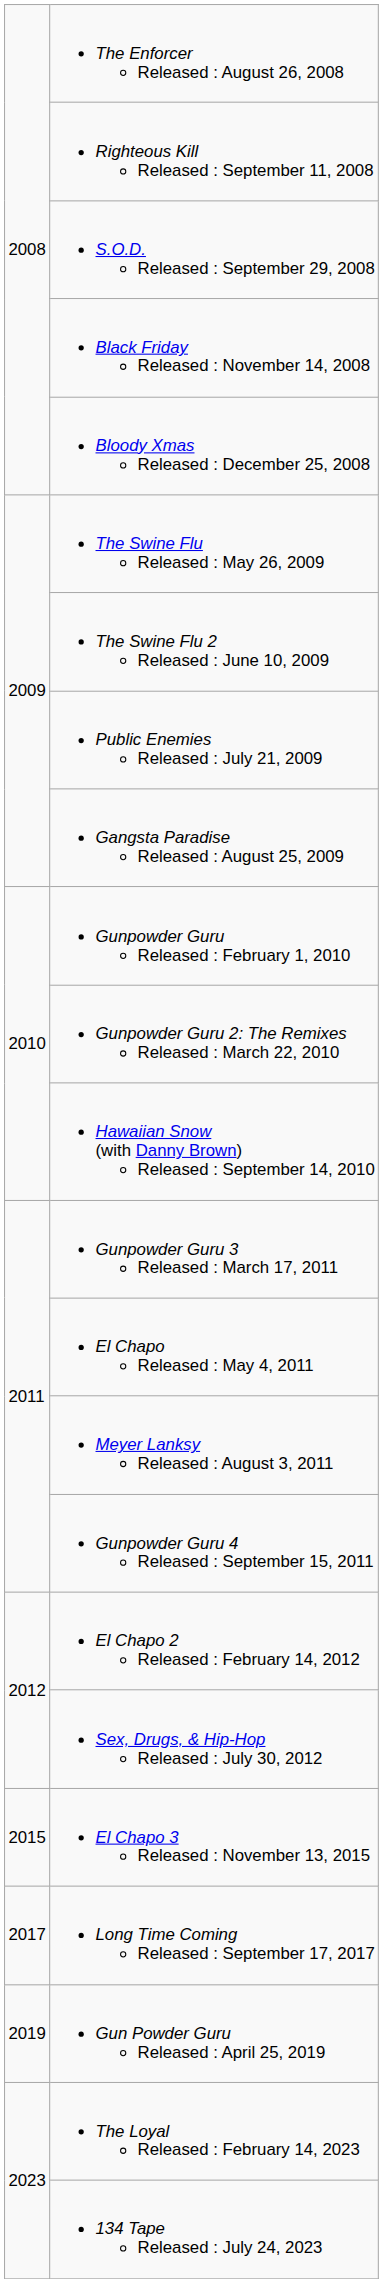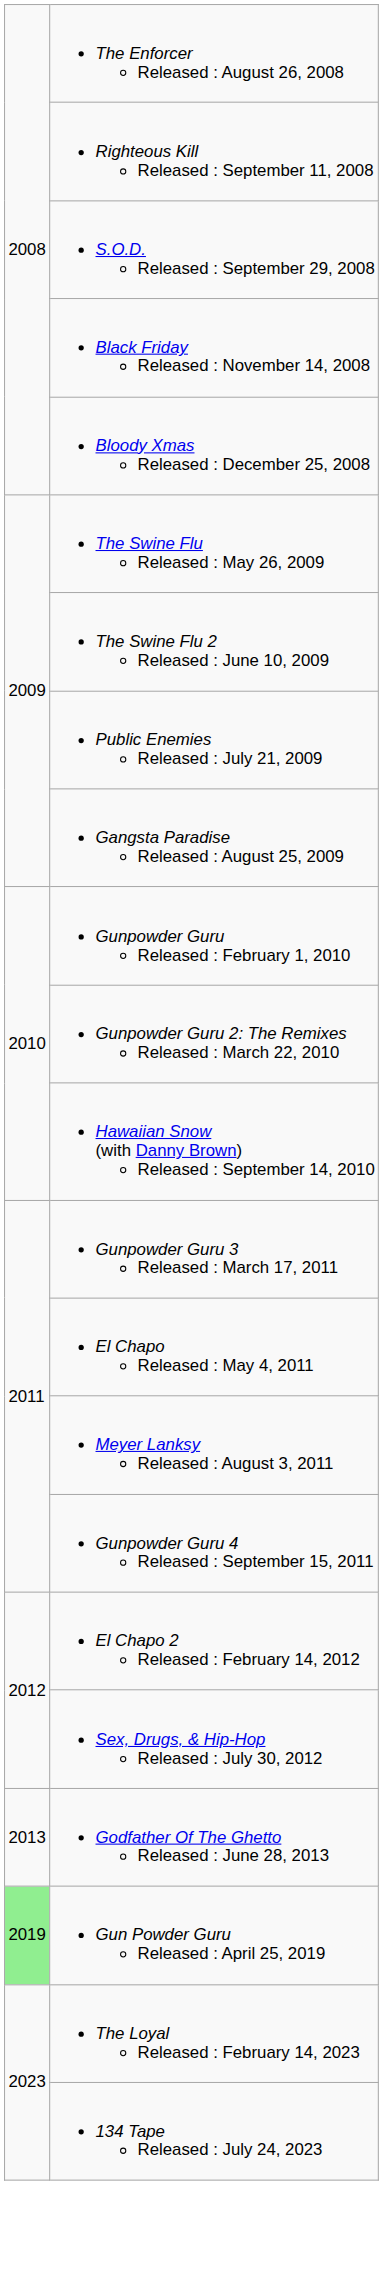+ row: (214, 1847)
- row: (214, 1847)
- row: (214, 1945)
(27, 2033) no background -> (27, 1935) lightgreen background
